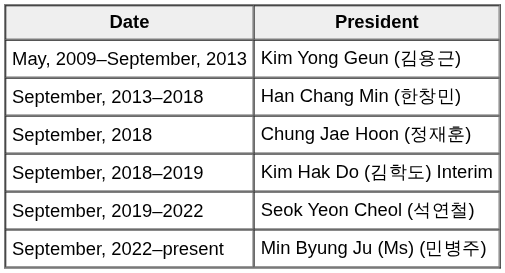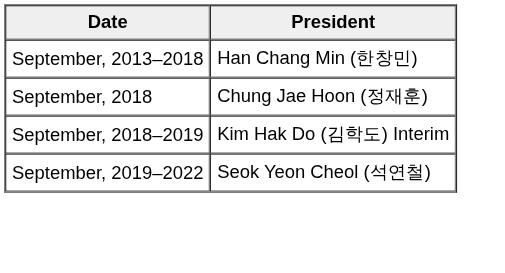- row: (130, 58)
- row: (118, 248)
